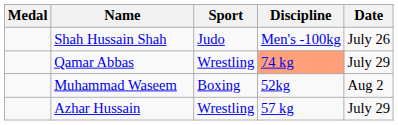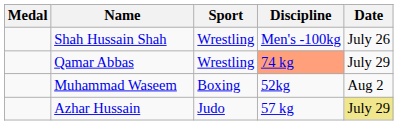(211, 39) Judo -> (226, 39) Wrestling
(226, 108) Wrestling -> (211, 108) Judo
(369, 108) no background -> (369, 108) khaki background
